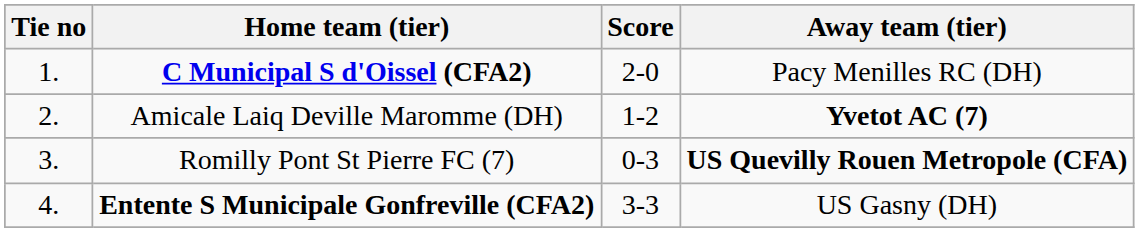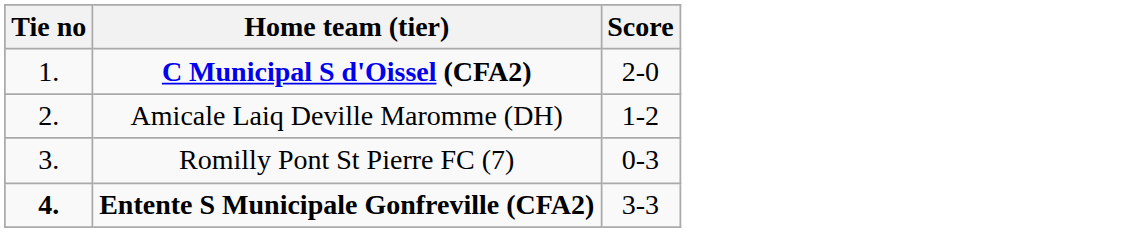- column: (907, 26)
(49, 204) normal -> (49, 204) bold
